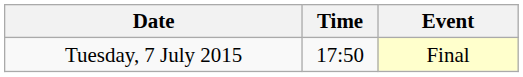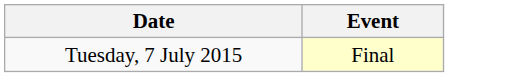- column: (340, 21)
